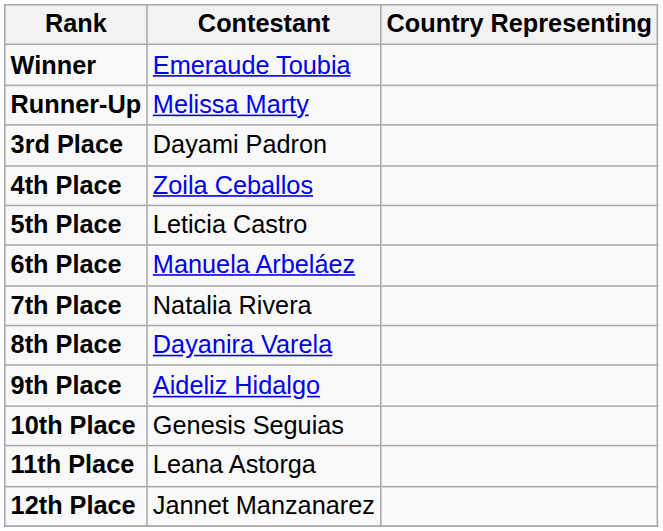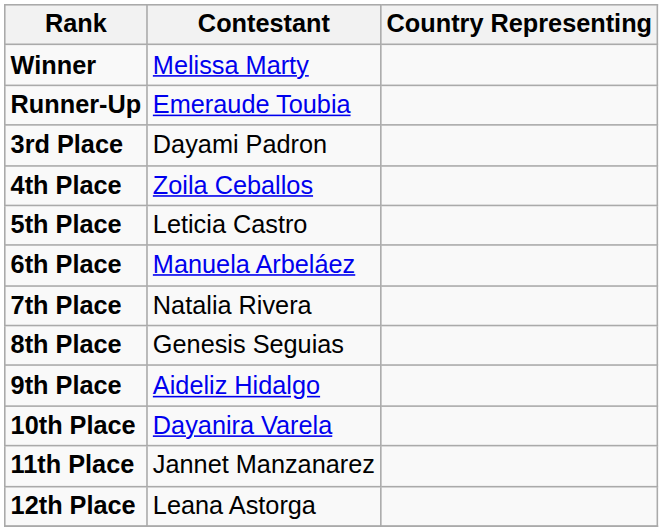(252, 64) Emeraude Toubia -> (231, 64) Melissa Marty
(231, 104) Melissa Marty -> (252, 104) Emeraude Toubia
(243, 345) Dayanira Varela -> (248, 345) Genesis Seguias
(248, 425) Genesis Seguias -> (243, 425) Dayanira Varela
(234, 465) Leana Astorga -> (264, 465) Jannet Manzanarez
(264, 505) Jannet Manzanarez -> (234, 505) Leana Astorga
